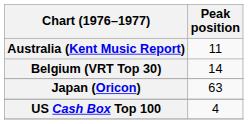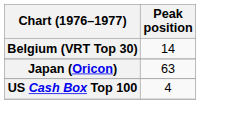- row: (96, 48)
